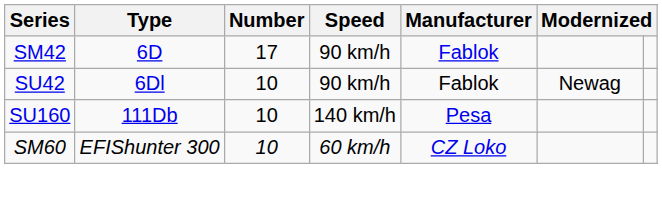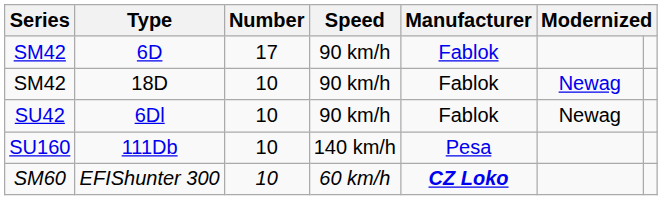+ row: (150, 83)
(469, 147) normal -> (469, 178) bold
